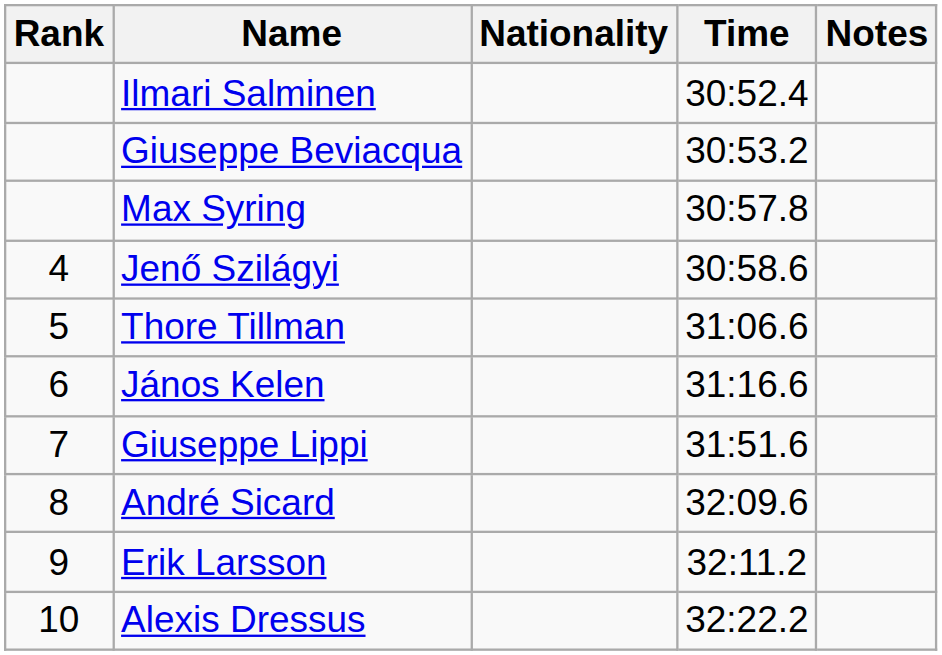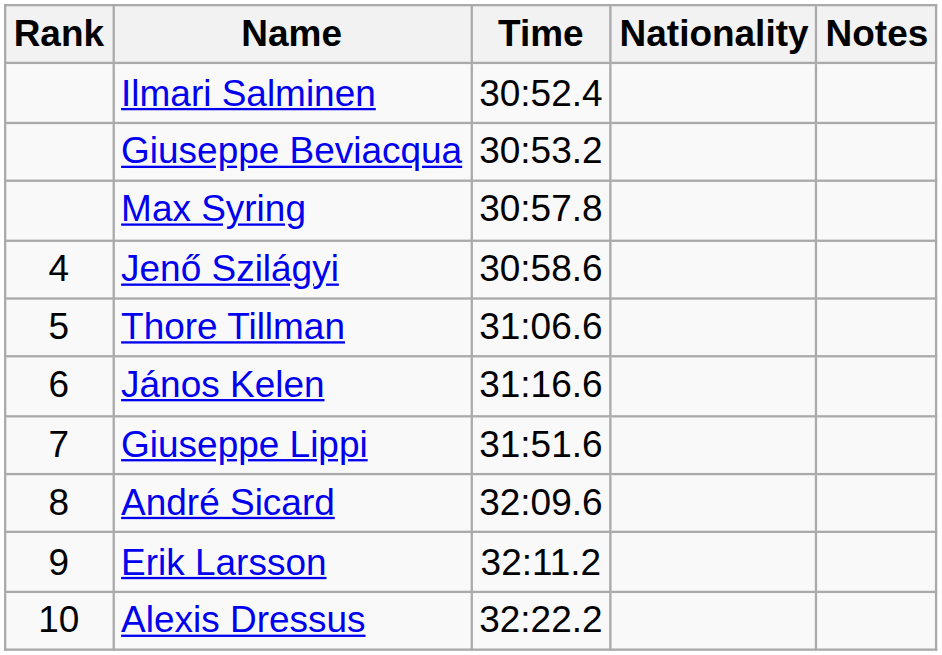columns swapped: (574, 33) <-> (747, 33)
